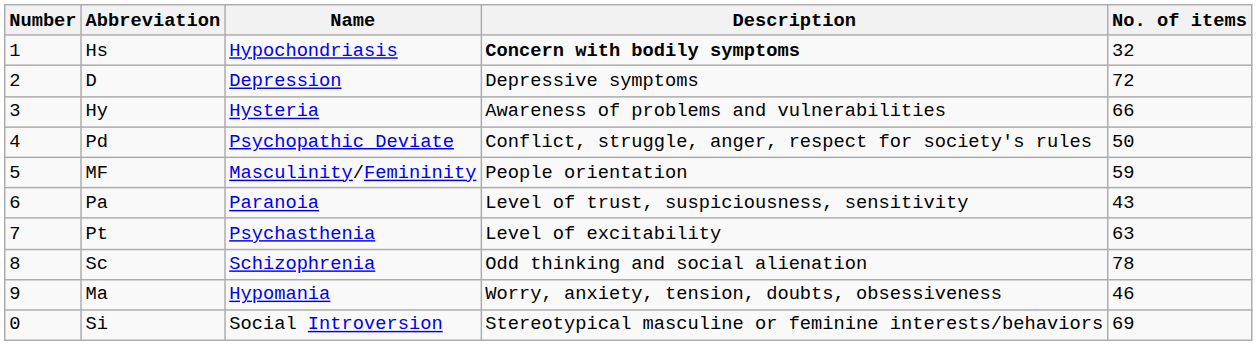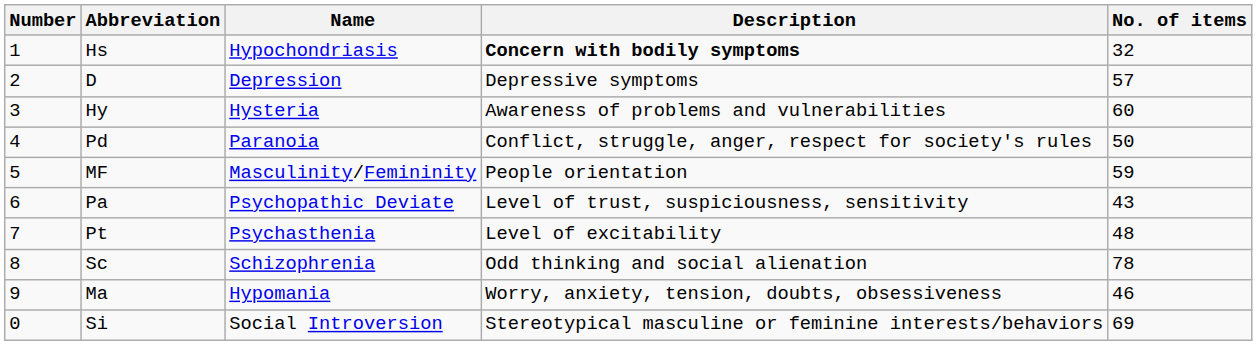(1123, 81) 72 -> (1123, 81) 57
(1123, 112) 66 -> (1123, 112) 60
(342, 142) Psychopathic Deviate -> (274, 142) Paranoia
(274, 203) Paranoia -> (342, 203) Psychopathic Deviate
(1123, 234) 63 -> (1123, 234) 48
